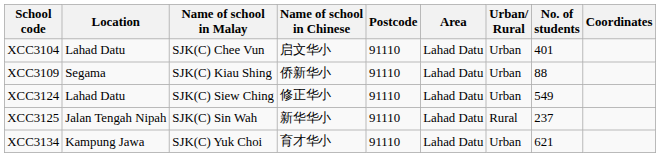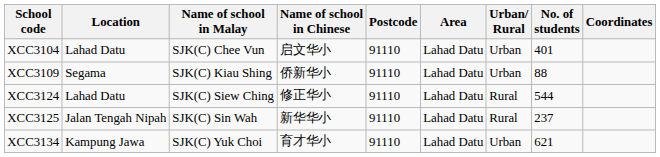(505, 95) Urban -> (503, 95) Rural
(544, 95) 549 -> (544, 95) 544
